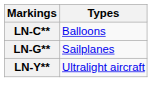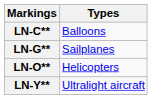+ row: (32, 67)
